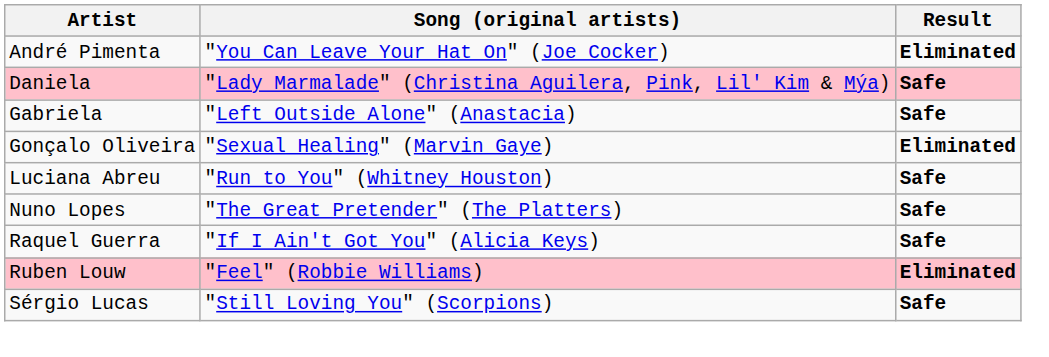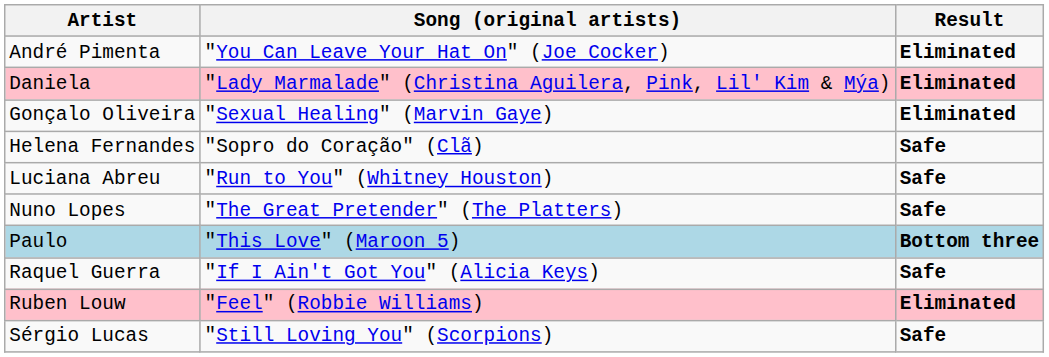(923, 84) Safe -> (958, 84) Eliminated
- row: (56, 115)
+ row: (102, 147)
+ row: (38, 242)
